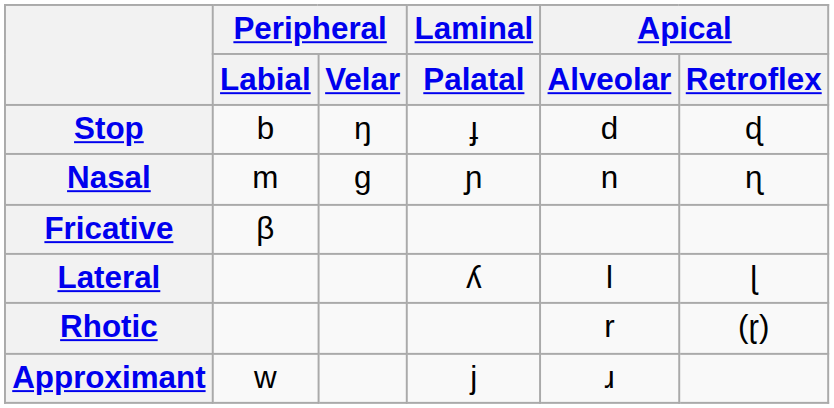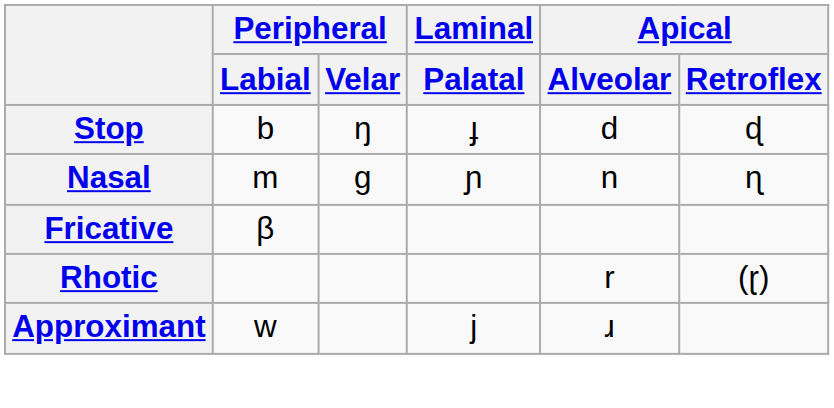- row: (109, 278)
